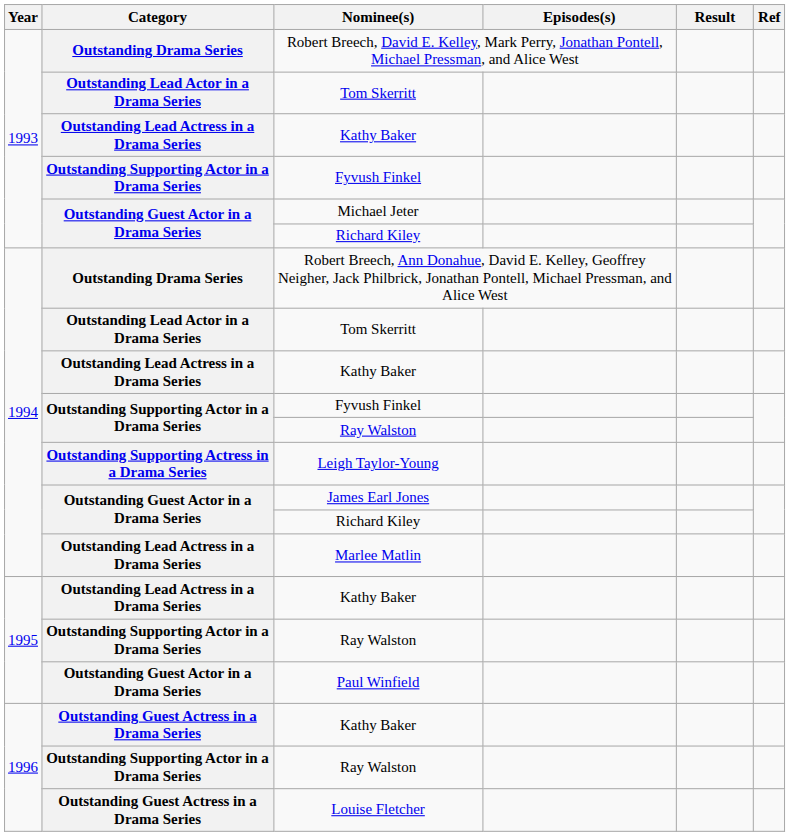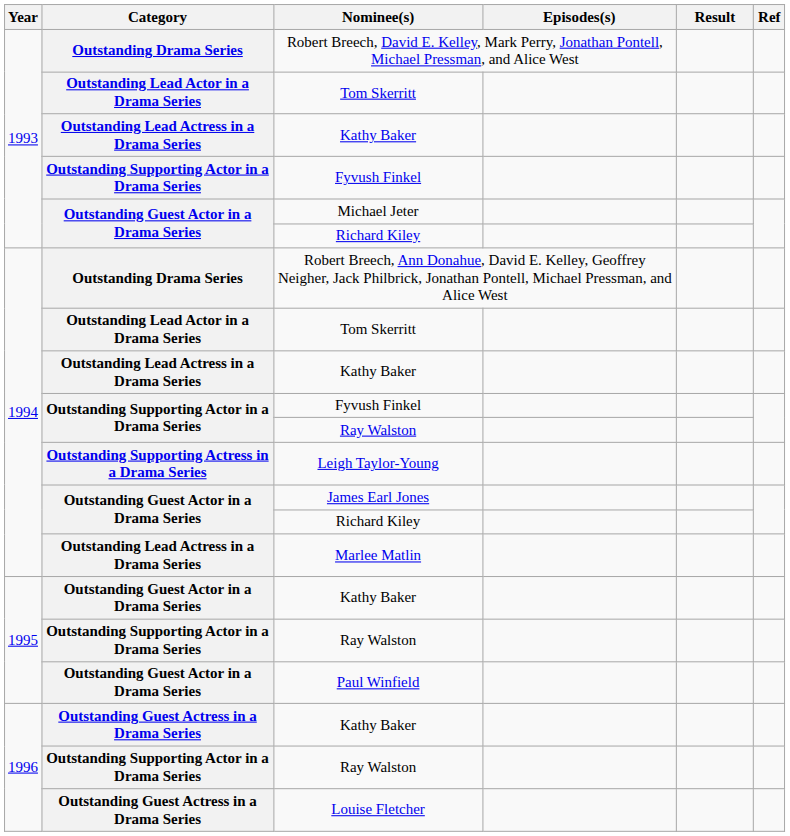(158, 598) Outstanding Lead Actress in a Drama Series -> (158, 598) Outstanding Guest Actor in a Drama Series
